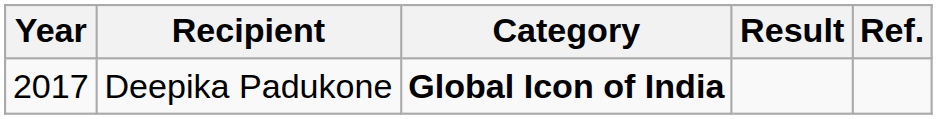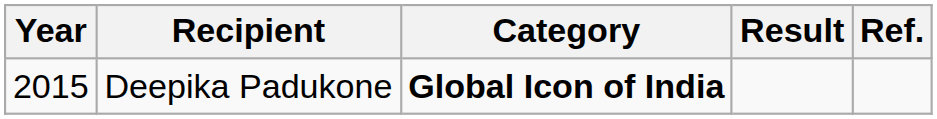(51, 85) 2017 -> (51, 85) 2015
